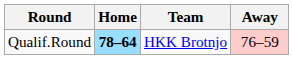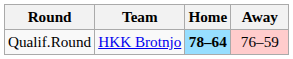columns swapped: (186, 17) <-> (118, 17)
